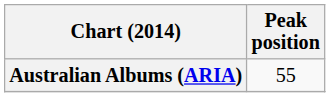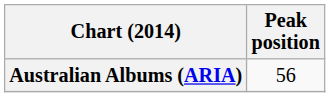(286, 75) 55 -> (286, 75) 56
